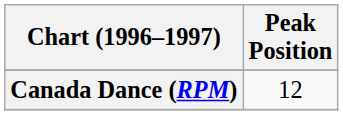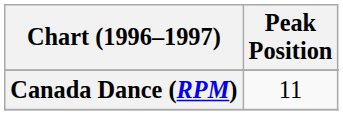(290, 89) 12 -> (290, 89) 11
